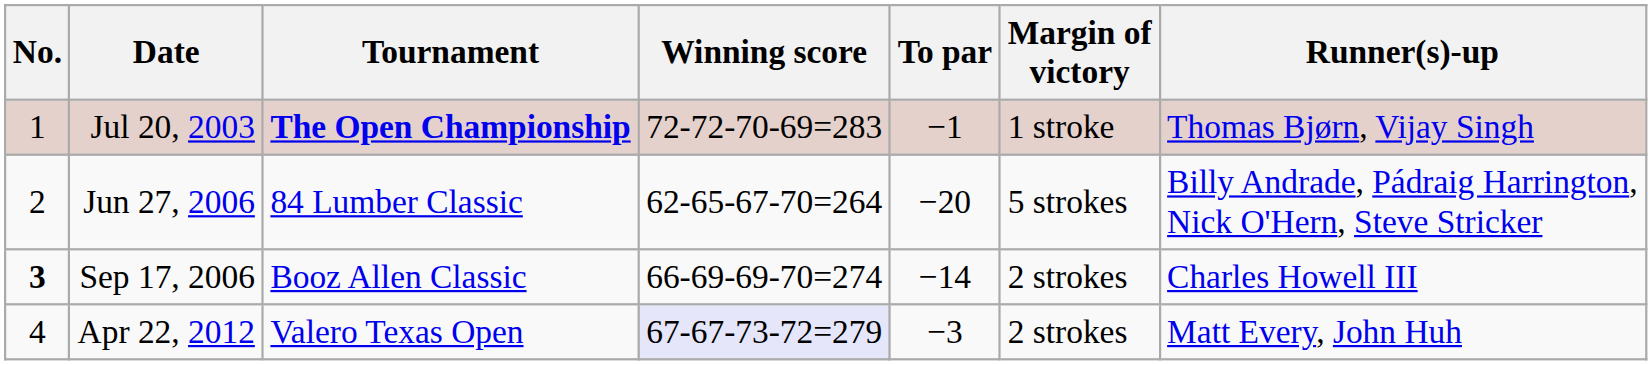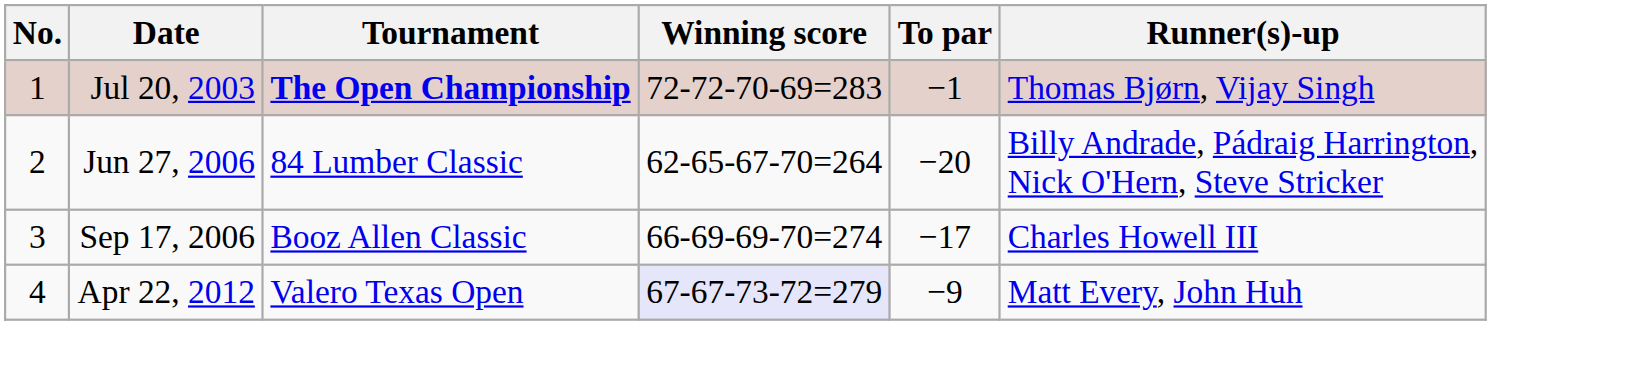- column: (1080, 52)
(37, 276) bold -> (37, 237) normal
(945, 276) −14 -> (945, 237) −17
(945, 332) −3 -> (945, 292) −9
